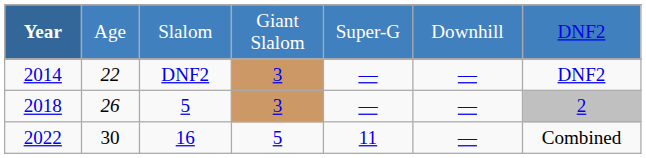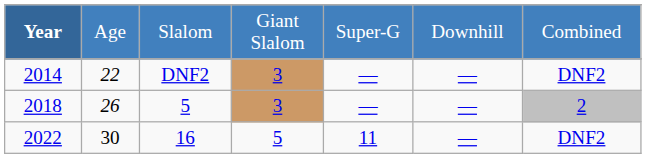(581, 31) DNF2 -> (581, 31) Combined
(581, 137) Combined -> (581, 137) DNF2
